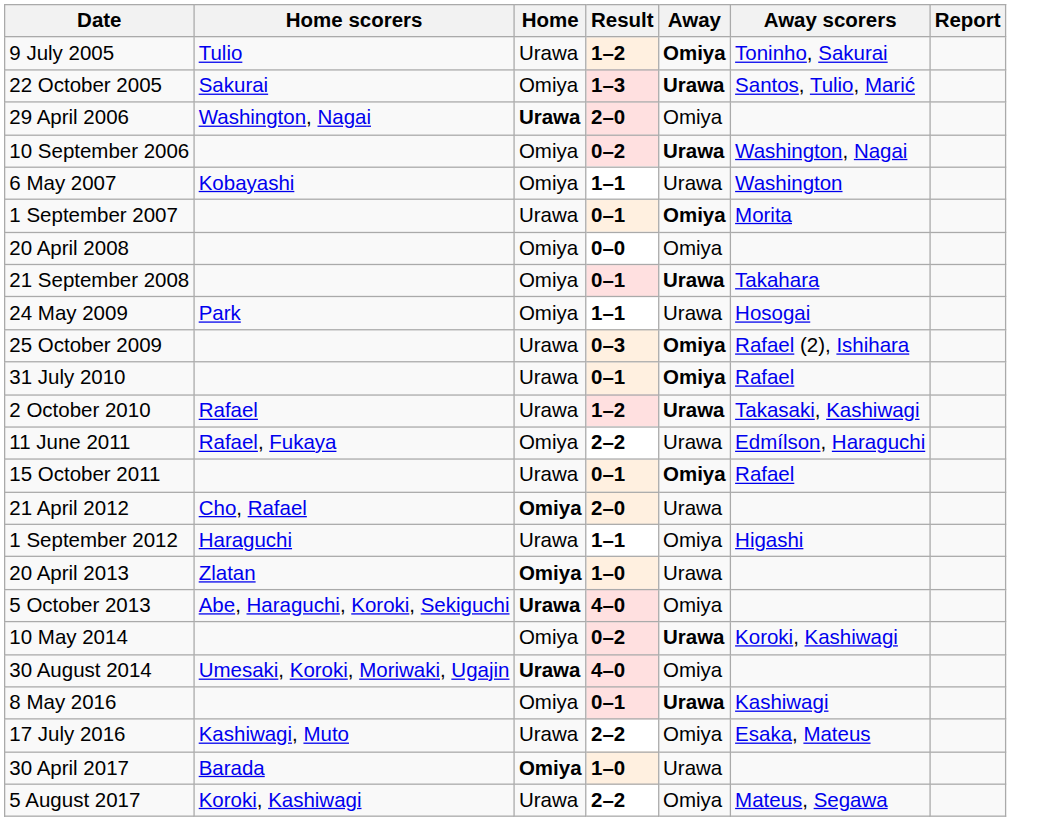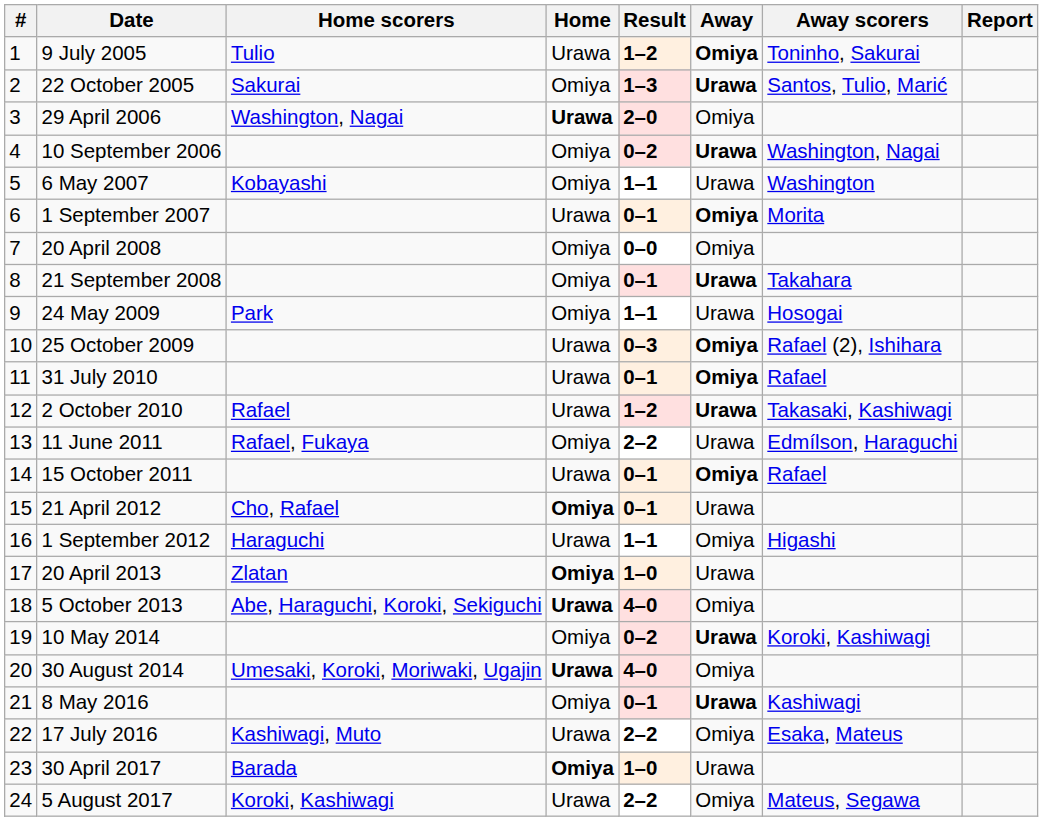+ column: (21, 20)
(608, 507) 2–0 -> (640, 507) 0–1
